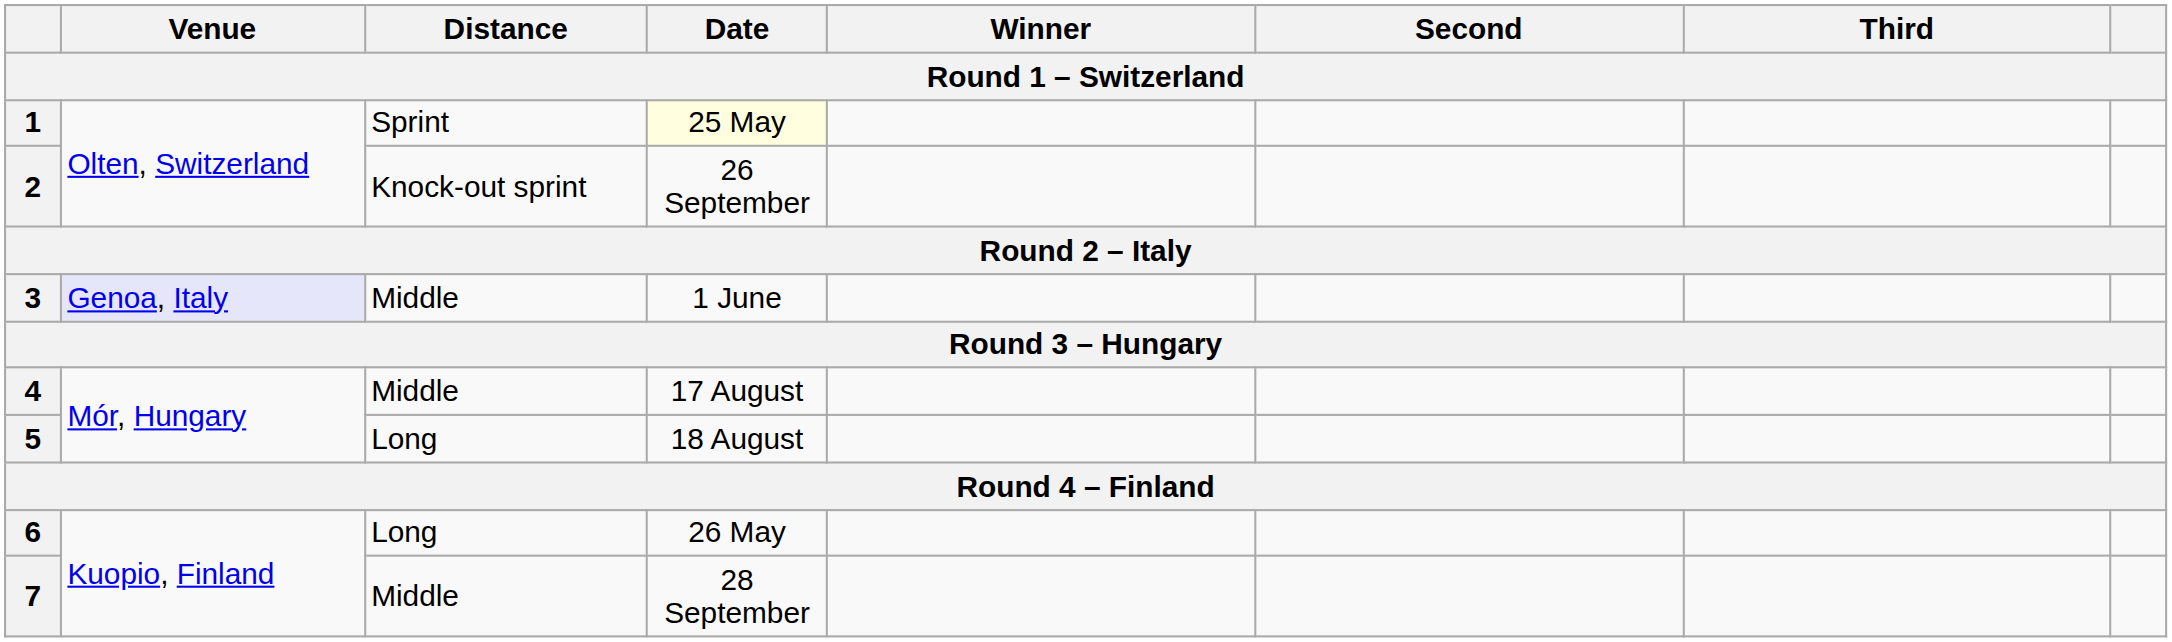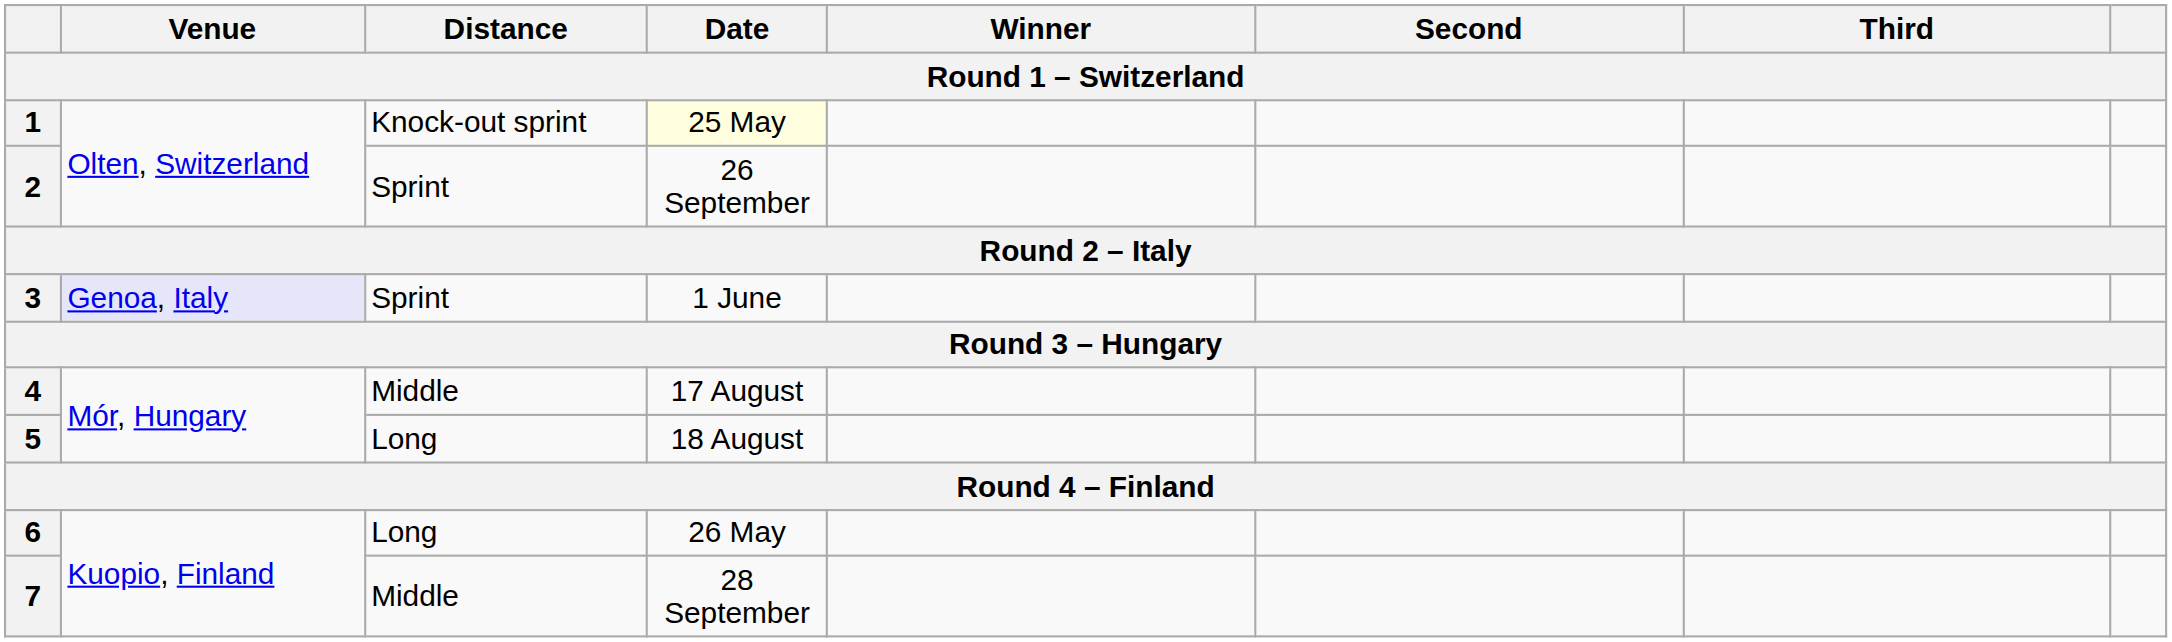(410, 123) Sprint -> (479, 123) Knock-out sprint
(479, 187) Knock-out sprint -> (410, 187) Sprint
(415, 298) Middle -> (410, 298) Sprint
